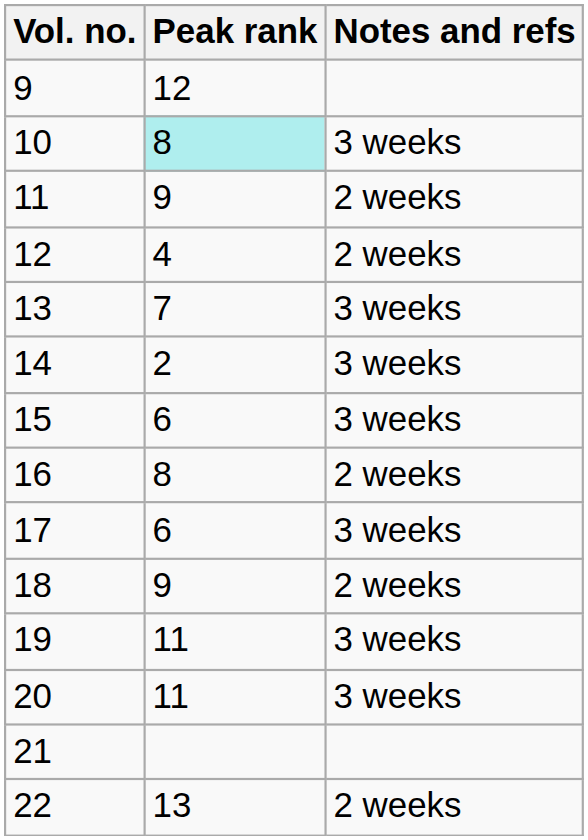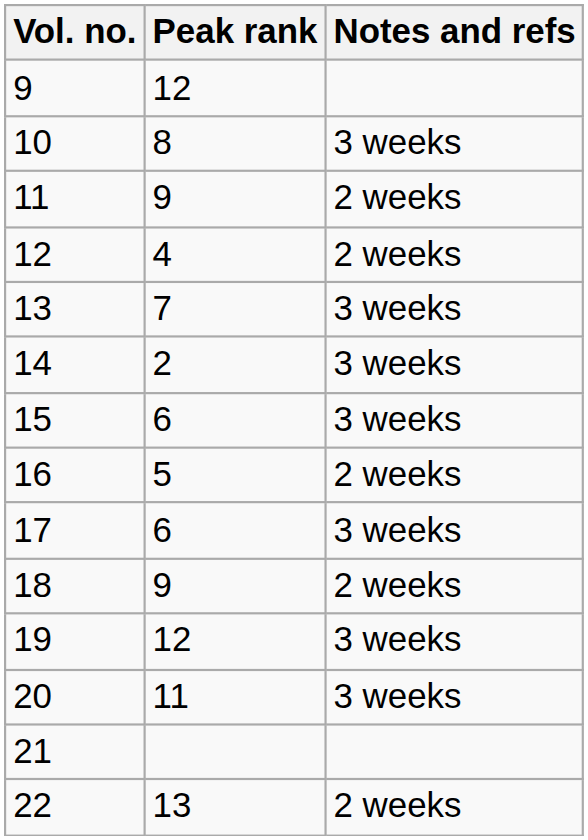(162, 142) paleturquoise background -> (162, 142) no background
(162, 474) 8 -> (162, 474) 5
(171, 640) 11 -> (172, 640) 12
